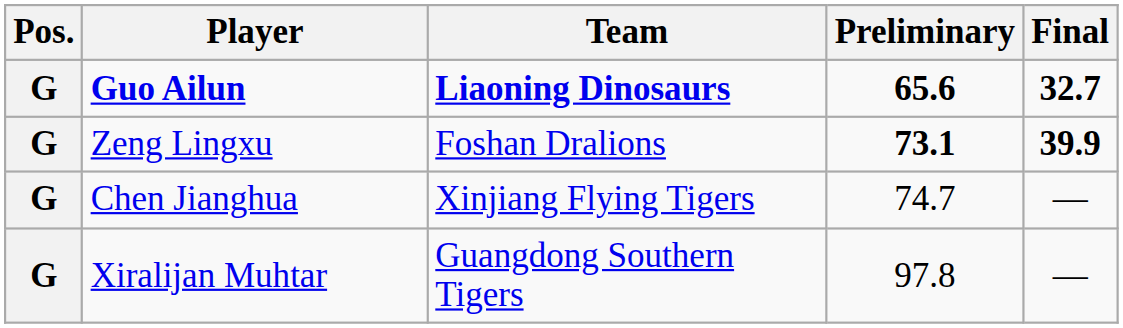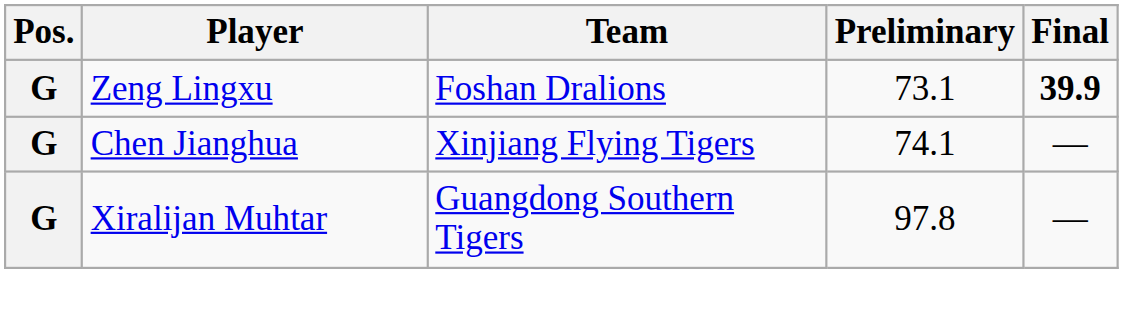- row: (168, 87)
(925, 143) bold -> (925, 87) normal
(925, 198) 74.7 -> (925, 143) 74.1
